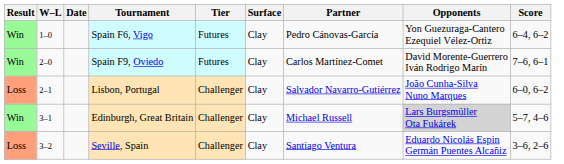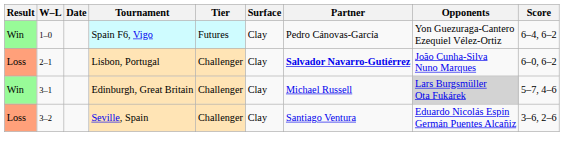- row: (127, 62)
(343, 90) normal -> (348, 62) bold
